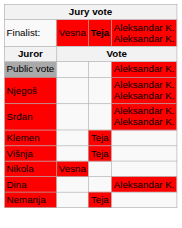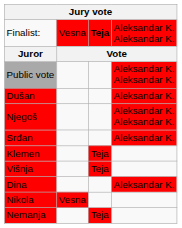(144, 69) Aleksandar K. -> (144, 75) Aleksandar K. Aleksandar K.
+ row: (21, 96)
(144, 117) Aleksandar K. Aleksandar K. -> (144, 138) Aleksandar K.
rows swapped: (17, 184) <-> (20, 169)
